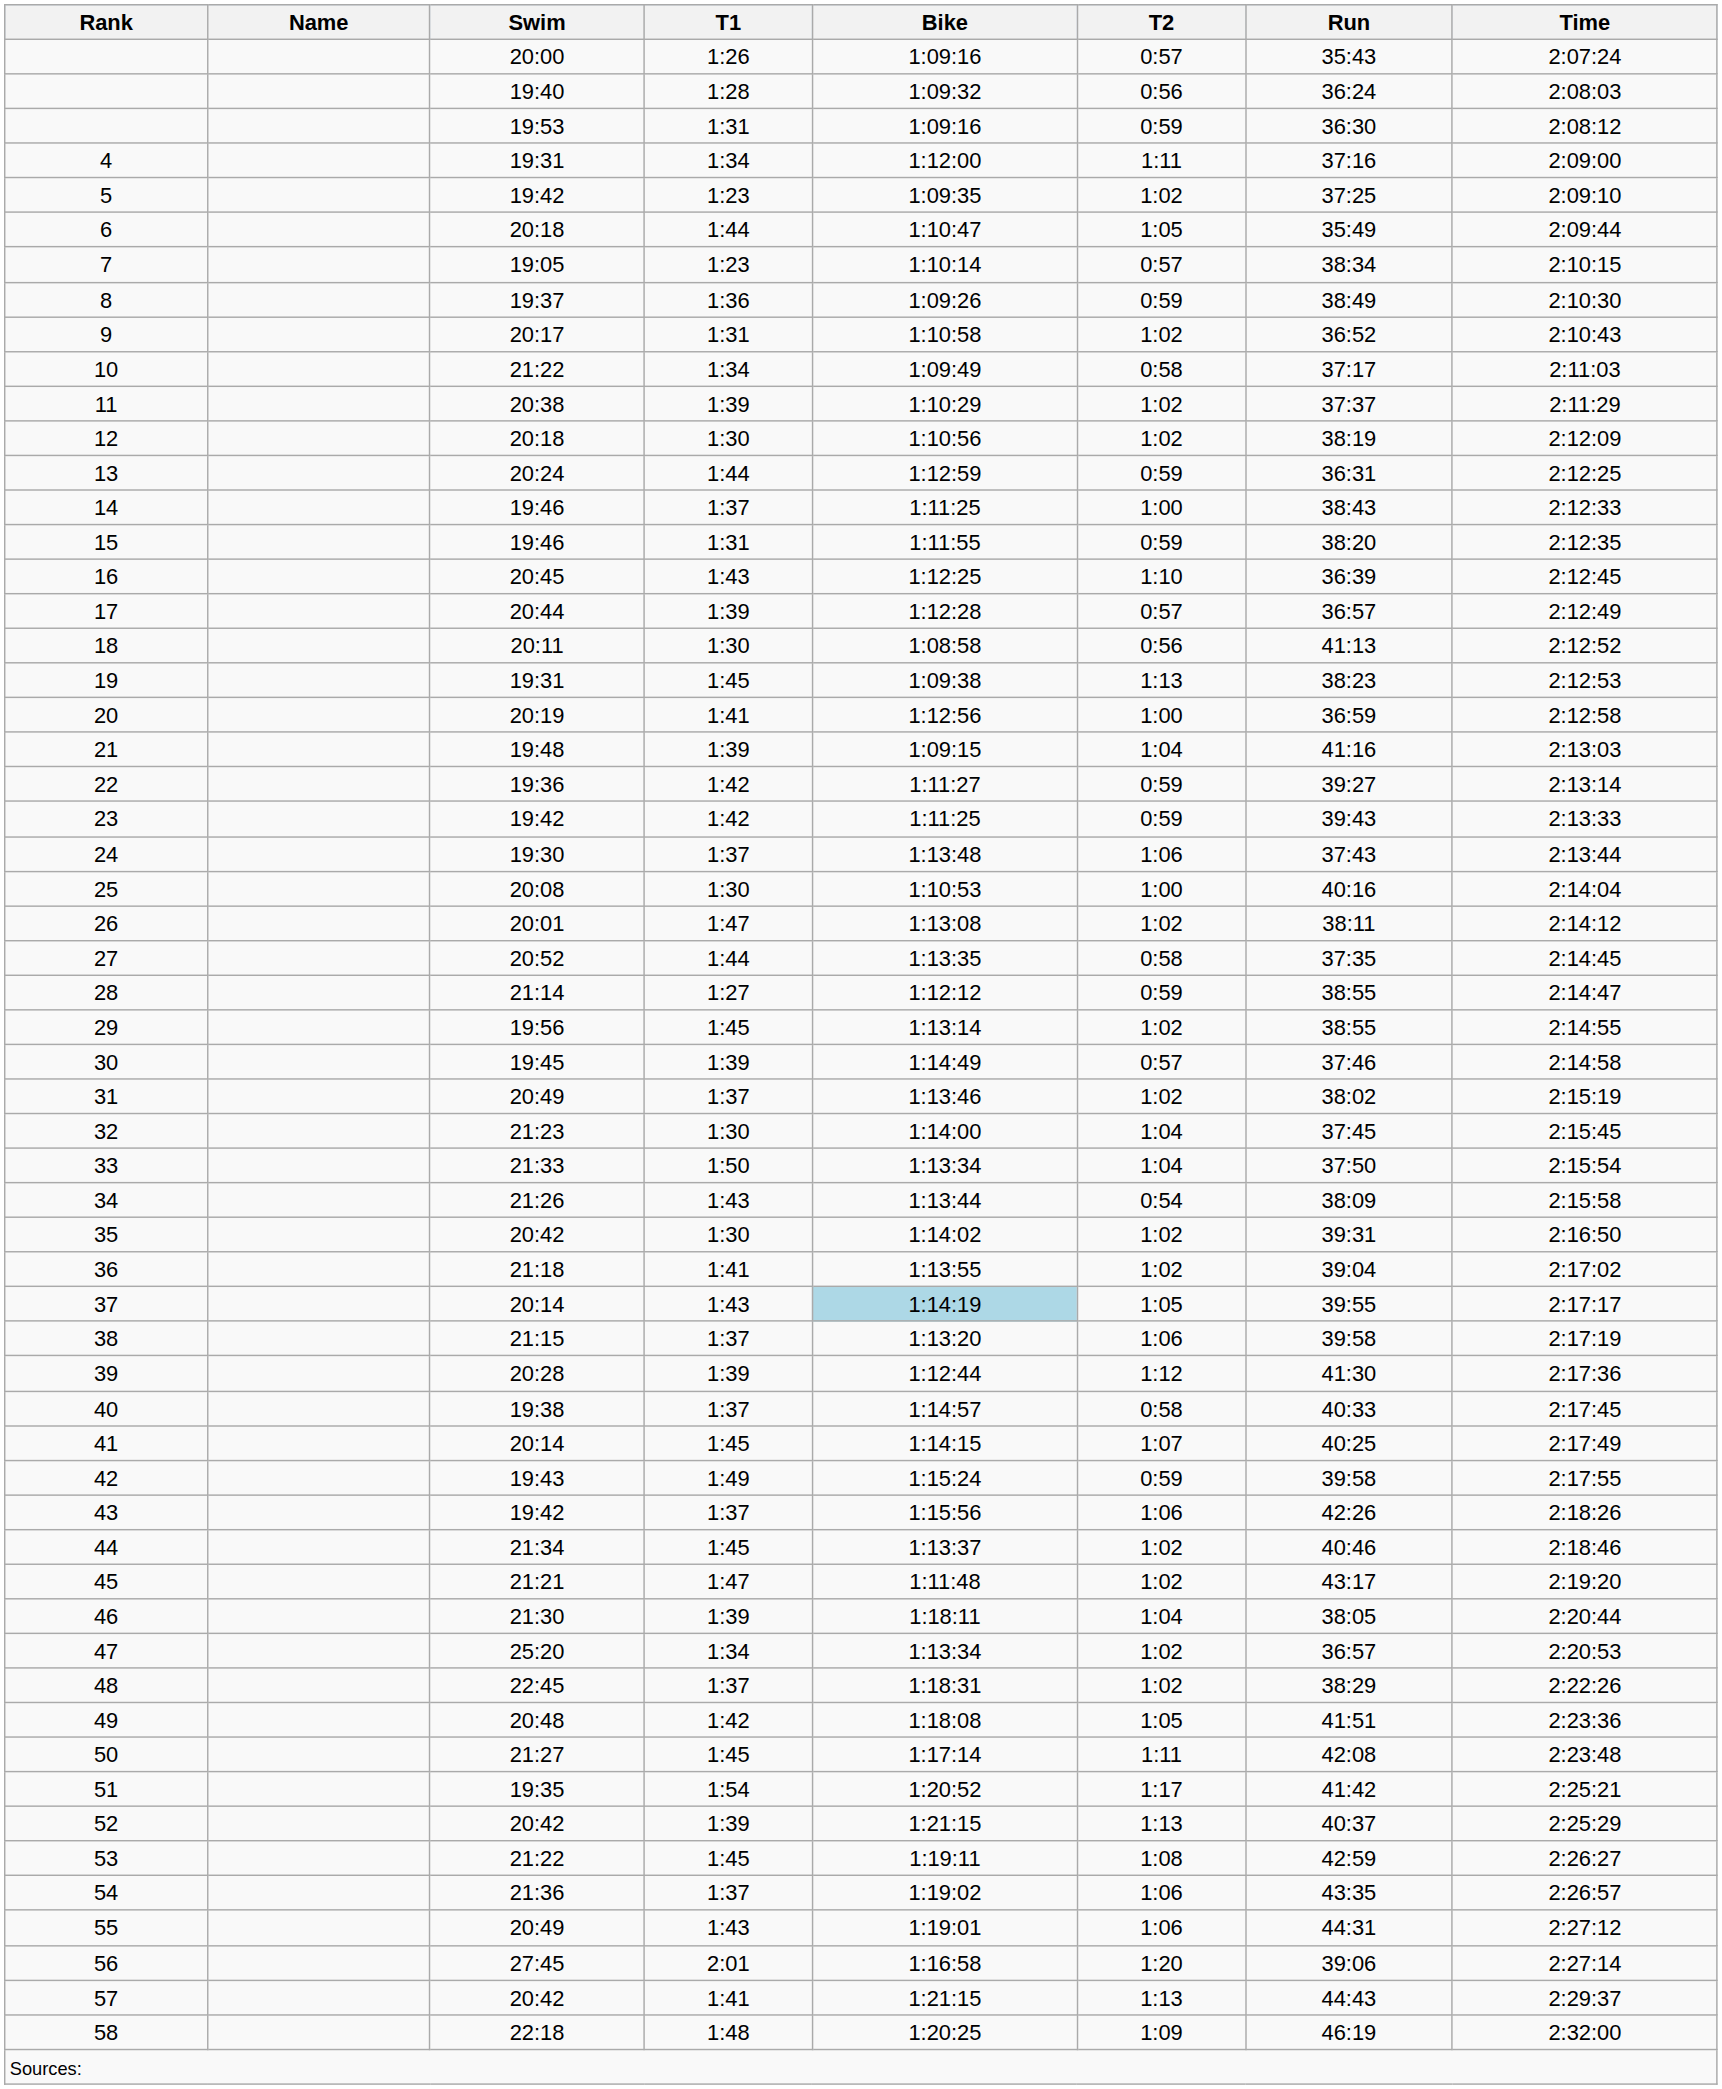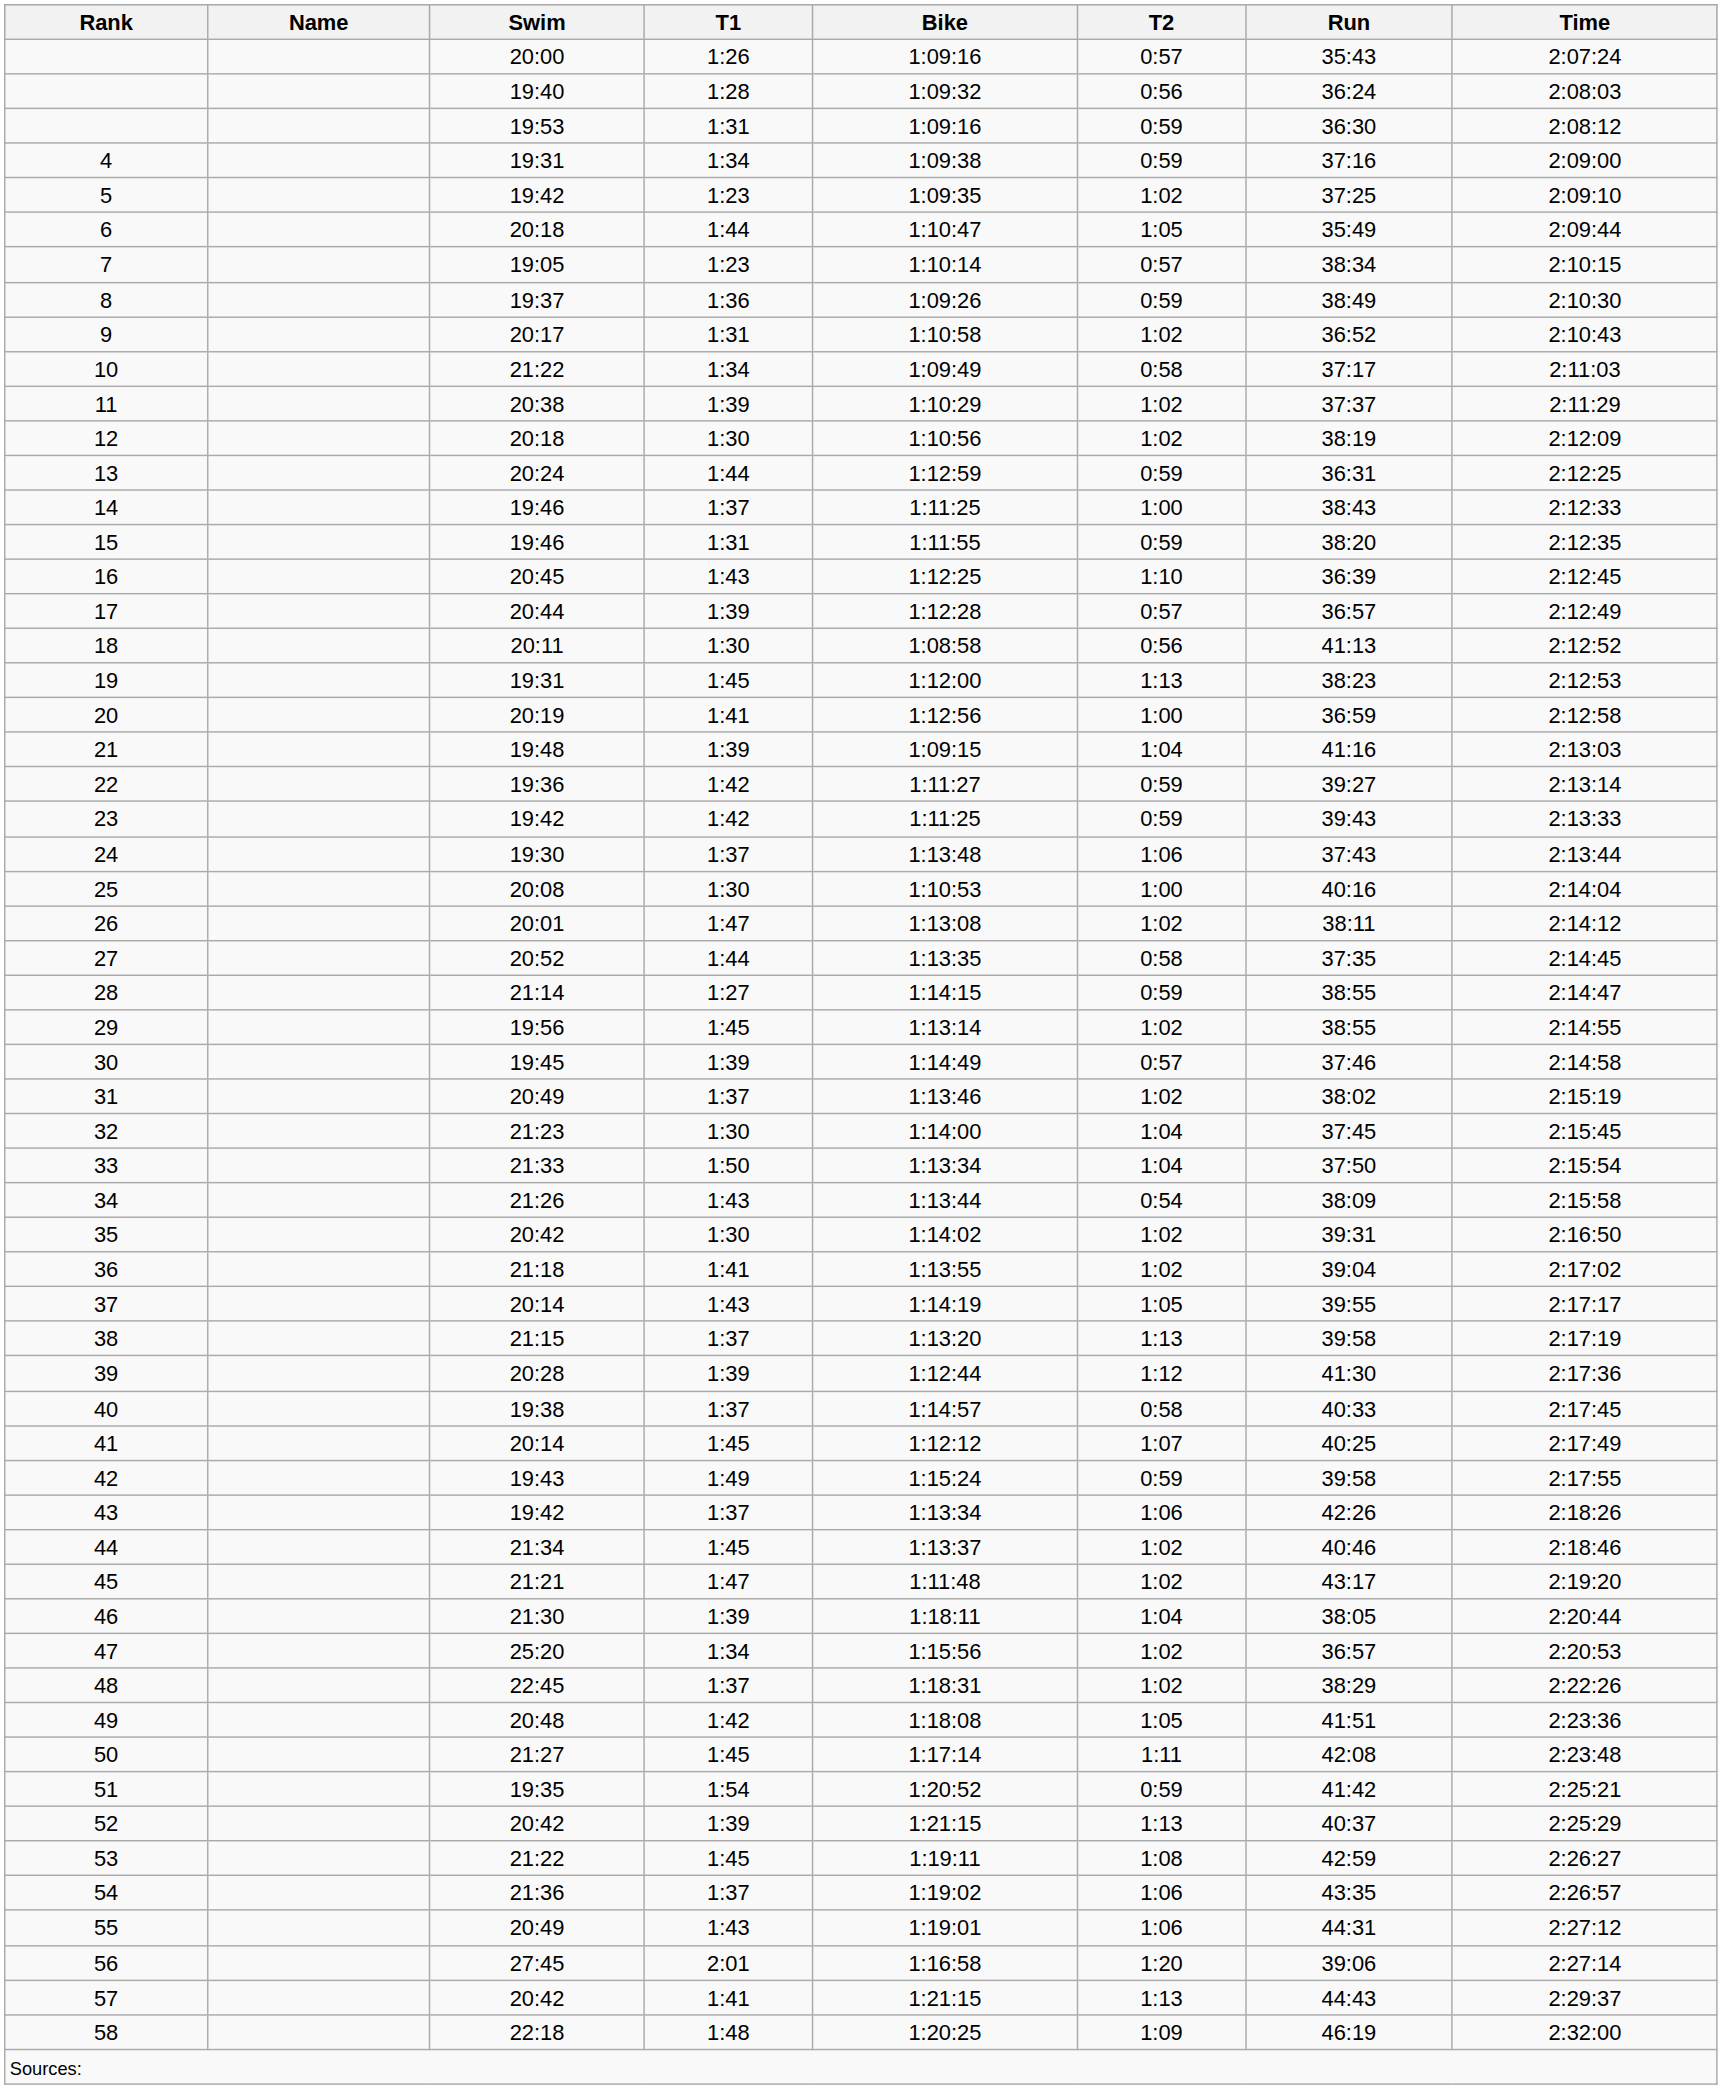(945, 161) 1:12:00 -> (945, 161) 1:09:38
(1161, 161) 1:11 -> (1161, 161) 0:59
(945, 681) 1:09:38 -> (945, 681) 1:12:00
(945, 992) 1:12:12 -> (945, 992) 1:14:15
(945, 1304) lightblue background -> (945, 1304) no background
(1161, 1339) 1:06 -> (1161, 1339) 1:13
(945, 1443) 1:14:15 -> (945, 1443) 1:12:12
(945, 1512) 1:15:56 -> (945, 1512) 1:13:34
(945, 1651) 1:13:34 -> (945, 1651) 1:15:56
(1161, 1789) 1:17 -> (1161, 1789) 0:59
